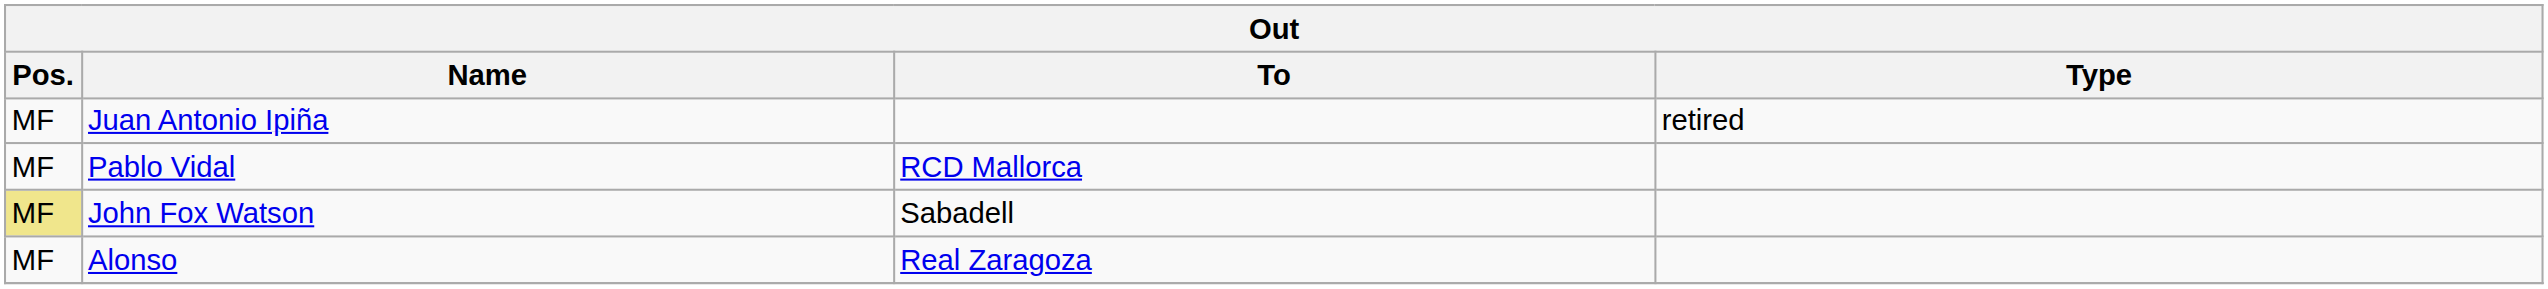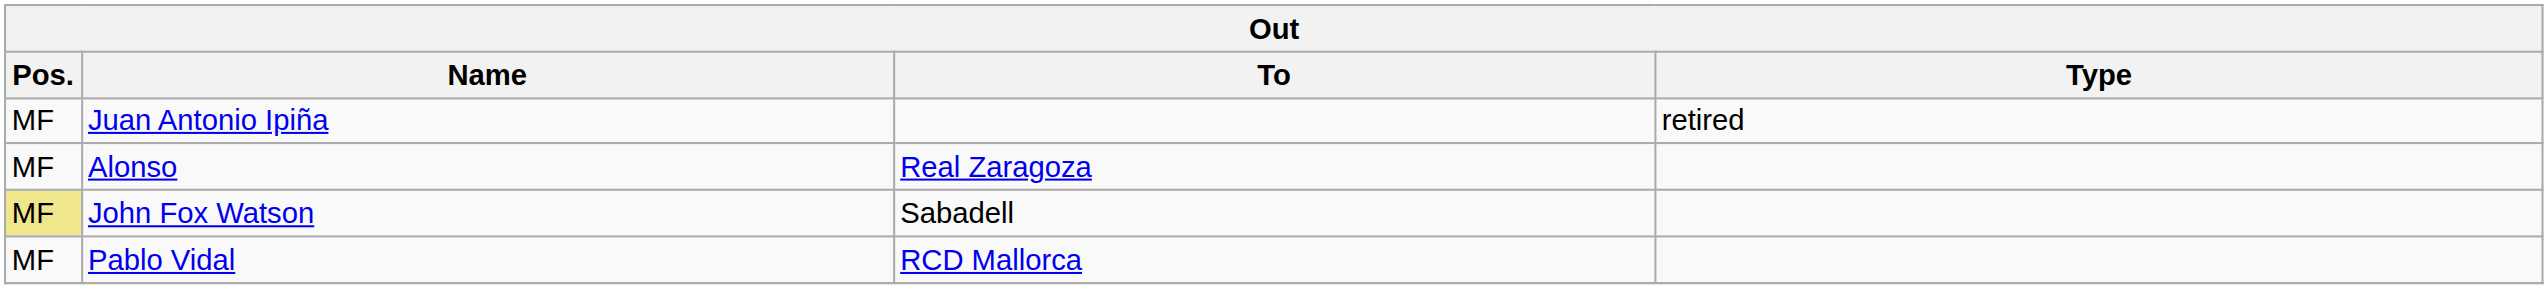rows swapped: (162, 167) <-> (133, 259)
